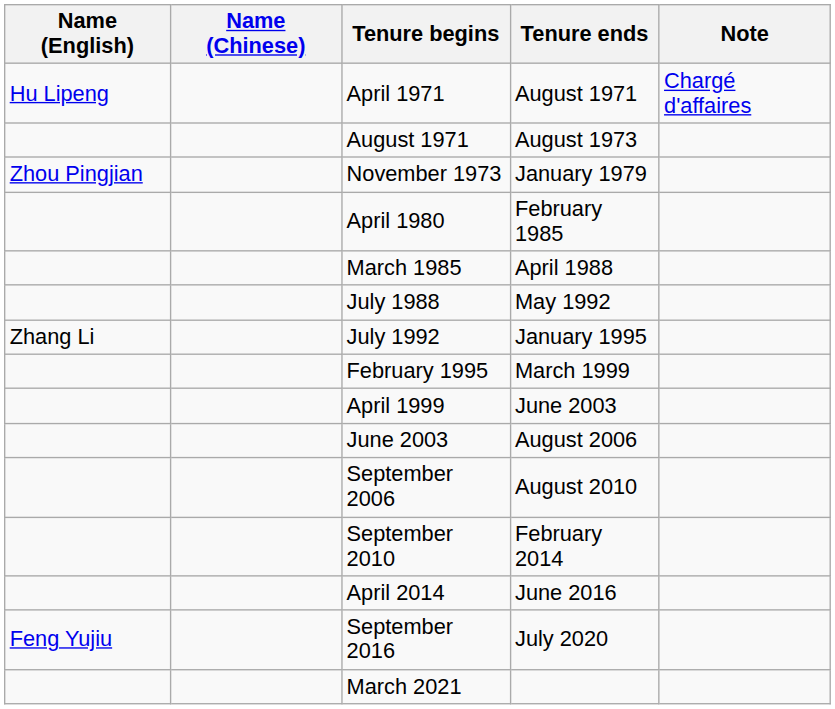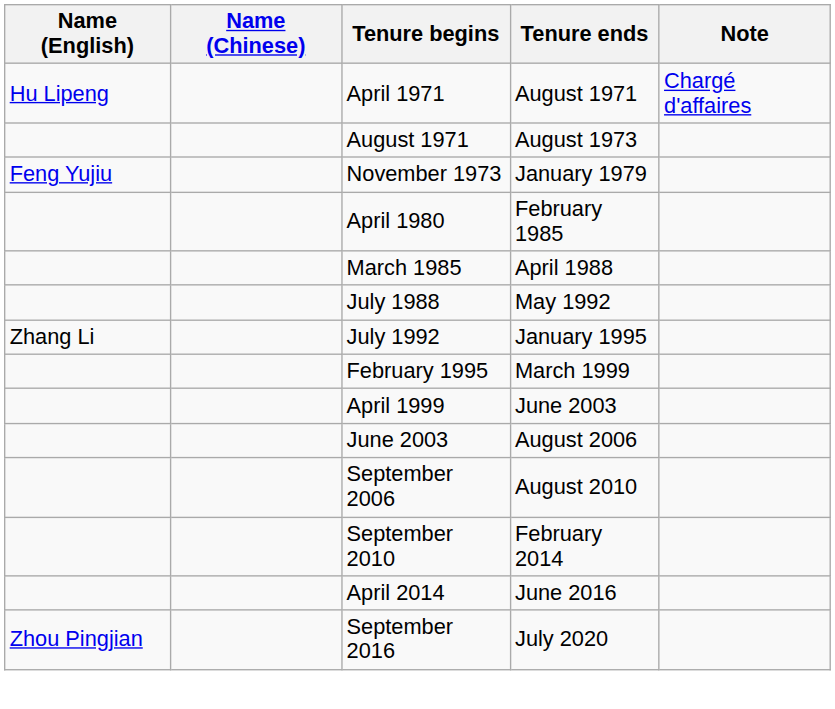(76, 174) Zhou Pingjian -> (61, 174) Feng Yujiu
(61, 639) Feng Yujiu -> (76, 639) Zhou Pingjian
- row: (404, 686)
